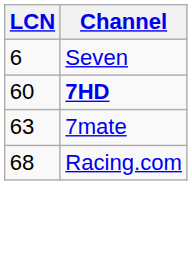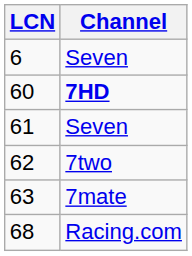+ row: (22, 127)
+ row: (22, 162)
